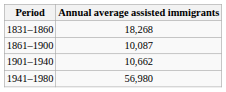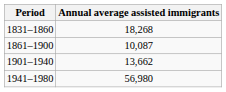(139, 62) 10,662 -> (139, 62) 13,662
